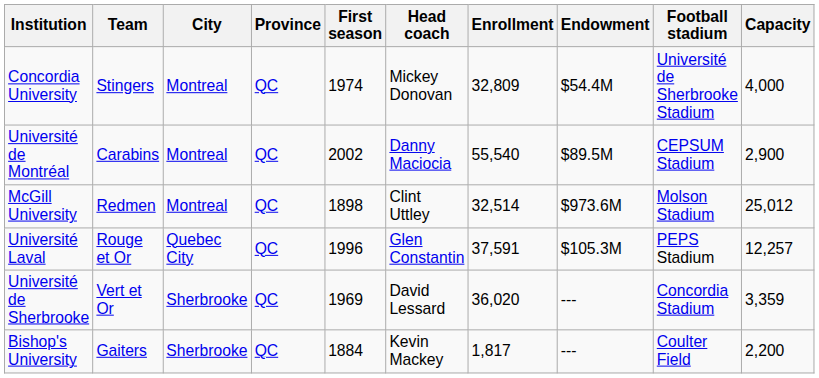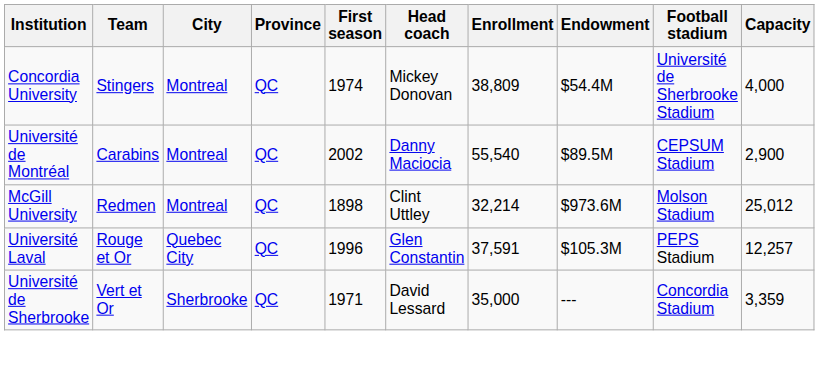(496, 85) 32,809 -> (496, 85) 38,809
(496, 206) 32,514 -> (496, 206) 32,214
(346, 300) 1969 -> (346, 300) 1971
(496, 300) 36,020 -> (496, 300) 35,000
- row: (43, 351)
